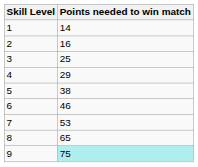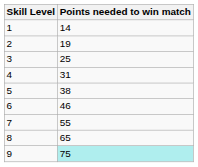(65, 43) 16 -> (65, 43) 19
(65, 75) 29 -> (65, 75) 31
(65, 122) 53 -> (65, 122) 55
